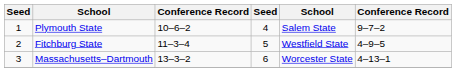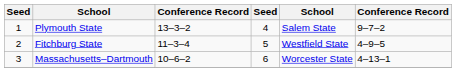(174, 28) 10–6–2 -> (174, 28) 13–3–2
(174, 59) 13–3–2 -> (174, 59) 10–6–2
